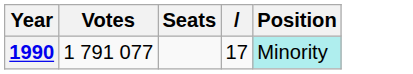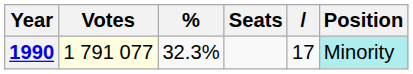+ column: (191, 20)
(108, 52) no background -> (108, 52) lightyellow background
